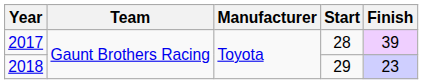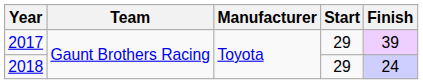(342, 42) 28 -> (342, 42) 29
(390, 67) 23 -> (390, 67) 24
